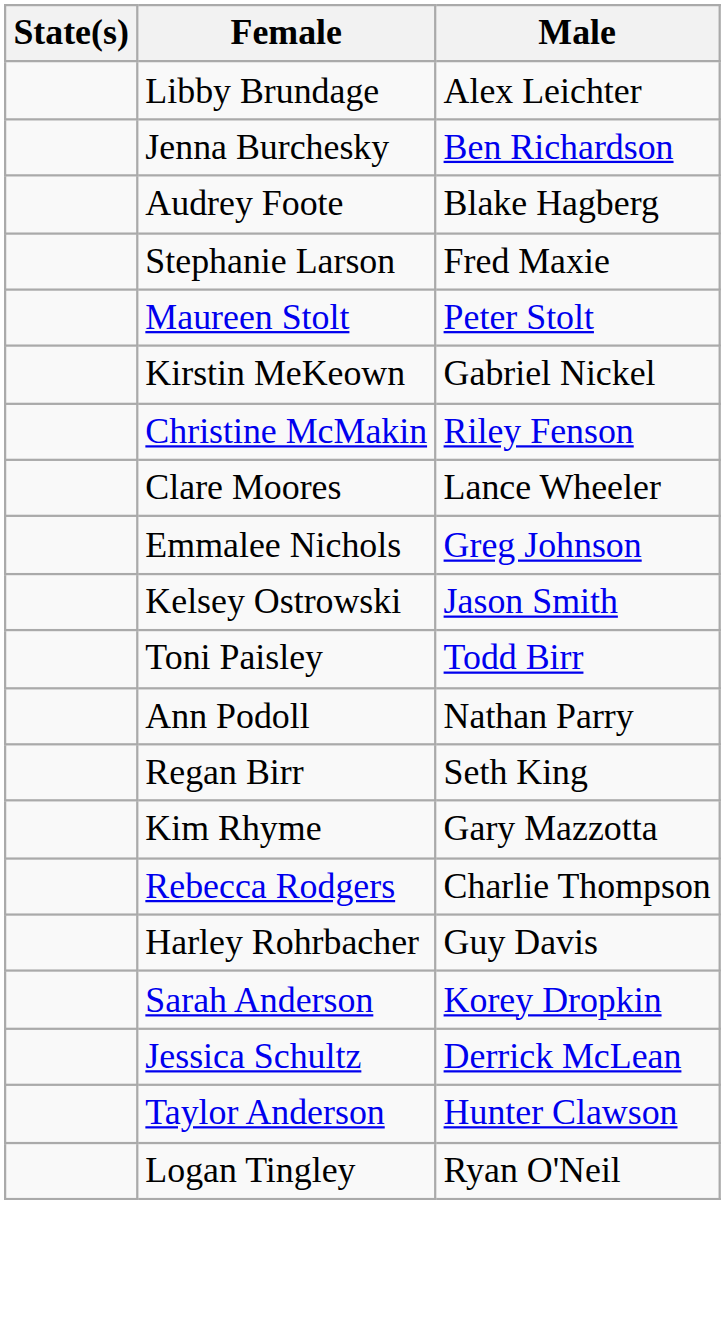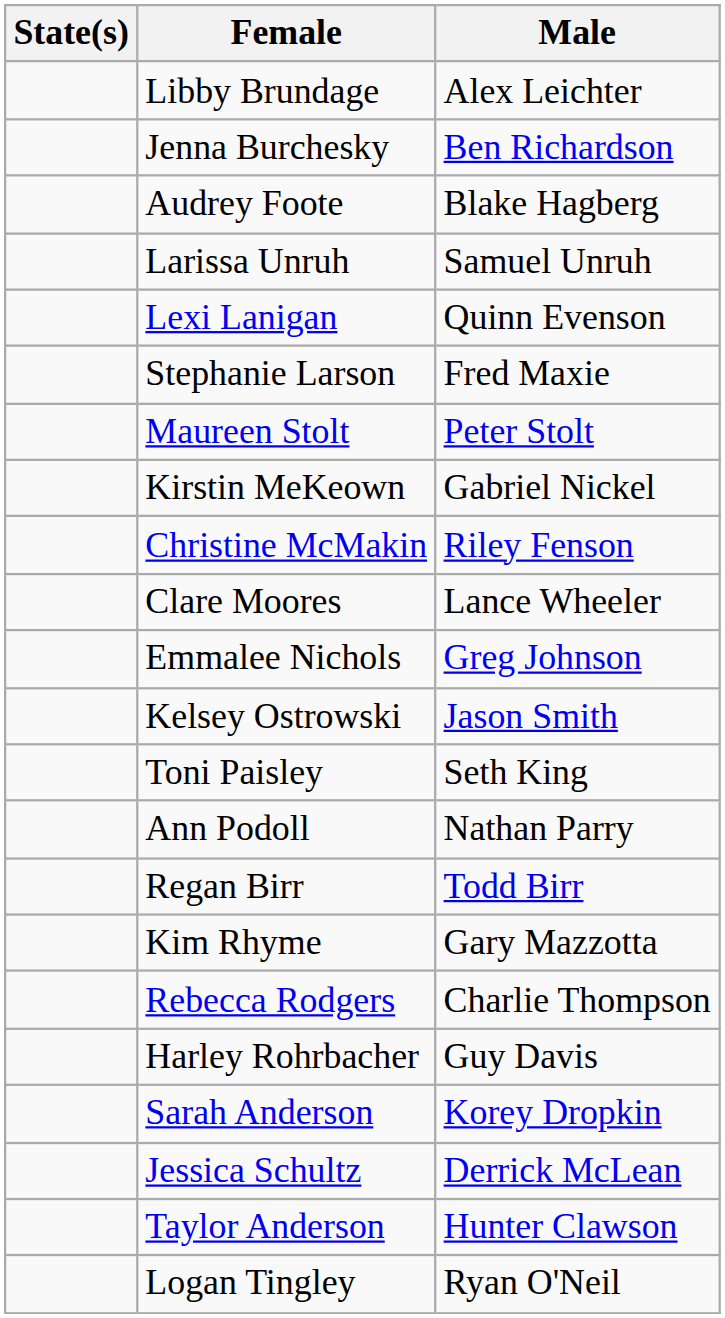+ row: (247, 260)
+ row: (241, 317)
(514, 658) Todd Birr -> (516, 771) Seth King
(516, 771) Seth King -> (514, 885) Todd Birr
